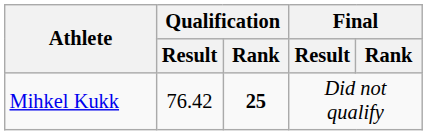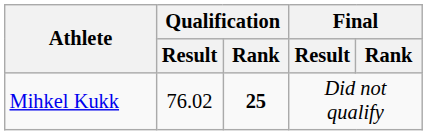(189, 101) 76.42 -> (189, 101) 76.02
